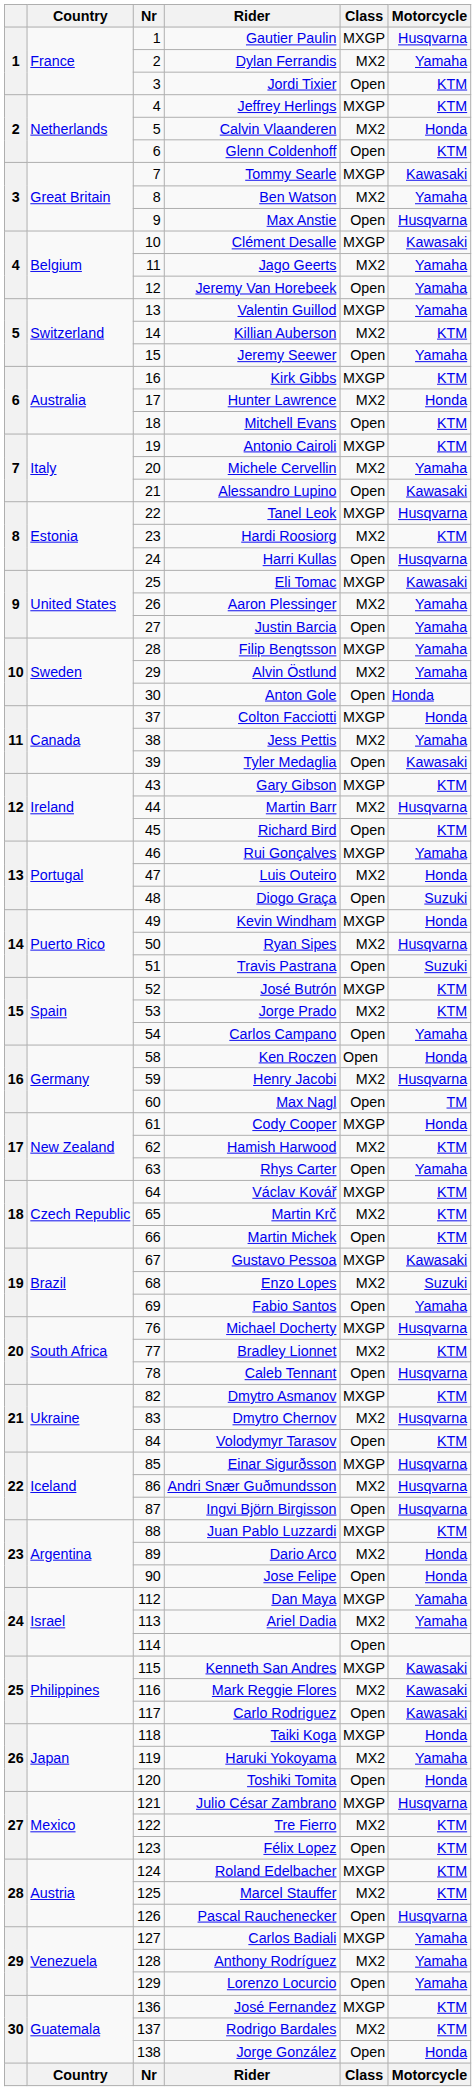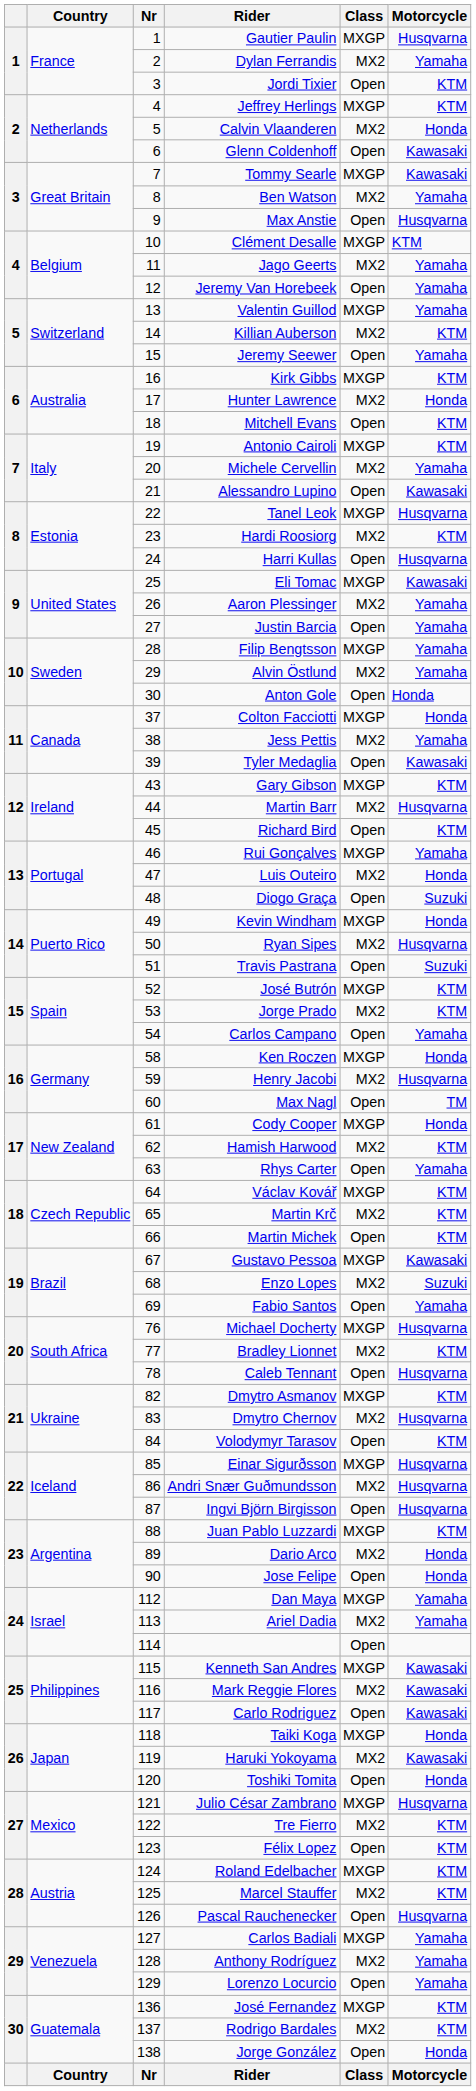(452, 152) KTM -> (437, 152) Kawasaki
(437, 242) Kawasaki -> (407, 242) KTM
(361, 1056) Open -> (364, 1056) MXGP
(441, 1758) Yamaha -> (437, 1758) Kawasaki
